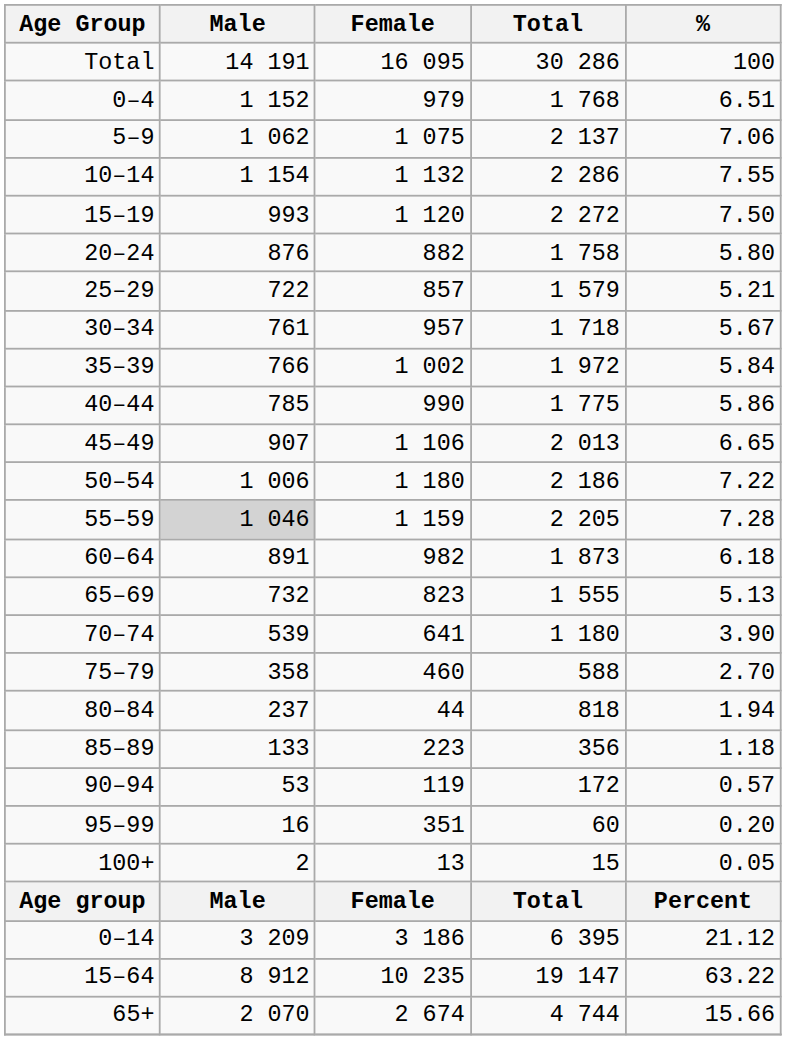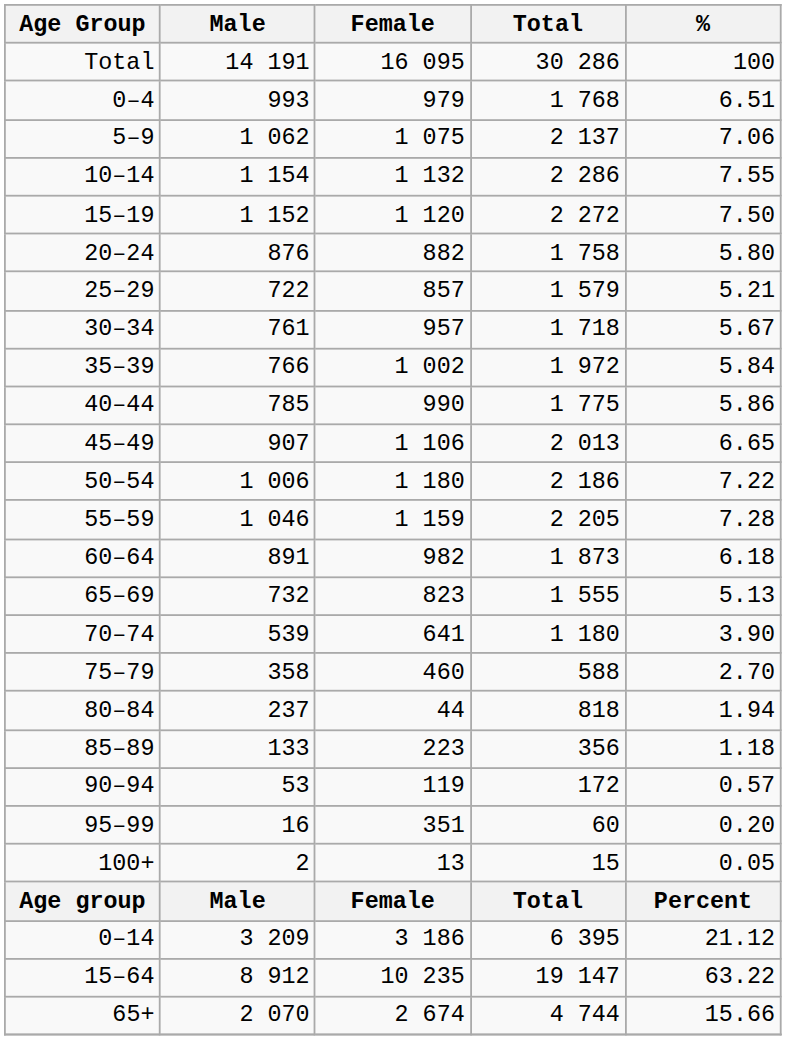(274, 100) 1 152 -> (289, 100) 993
(289, 215) 993 -> (274, 215) 1 152
(274, 520) lightgrey background -> (274, 520) no background
